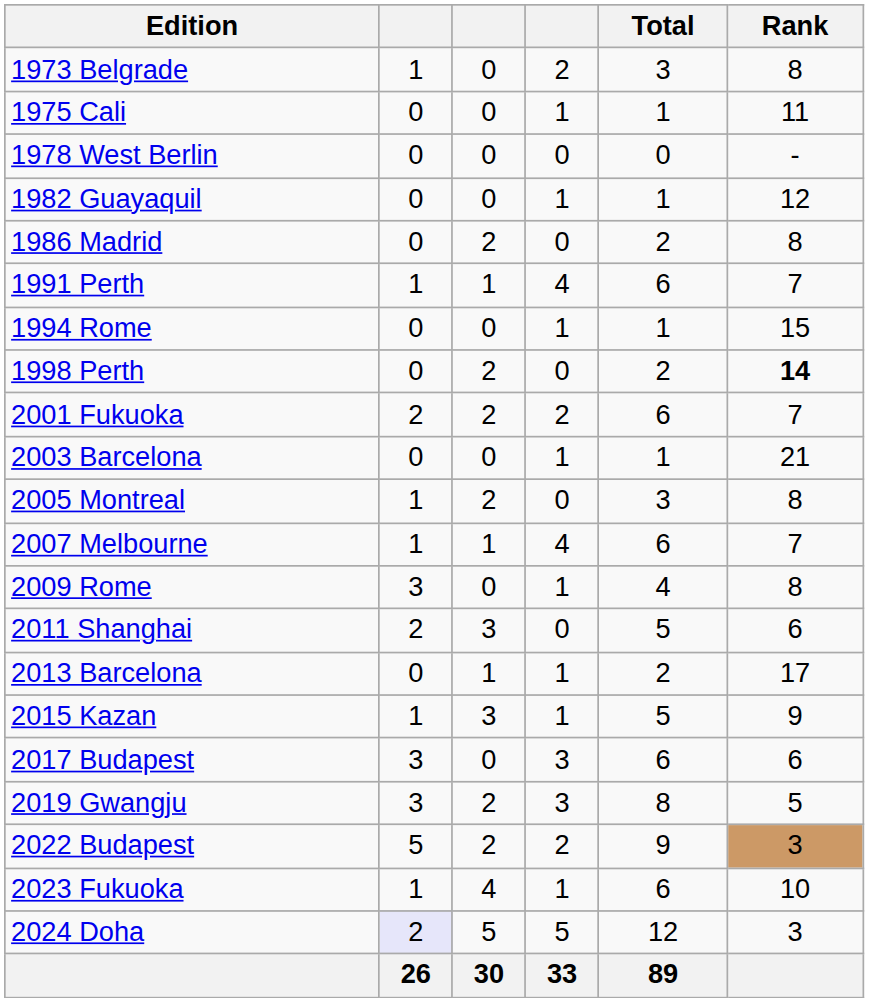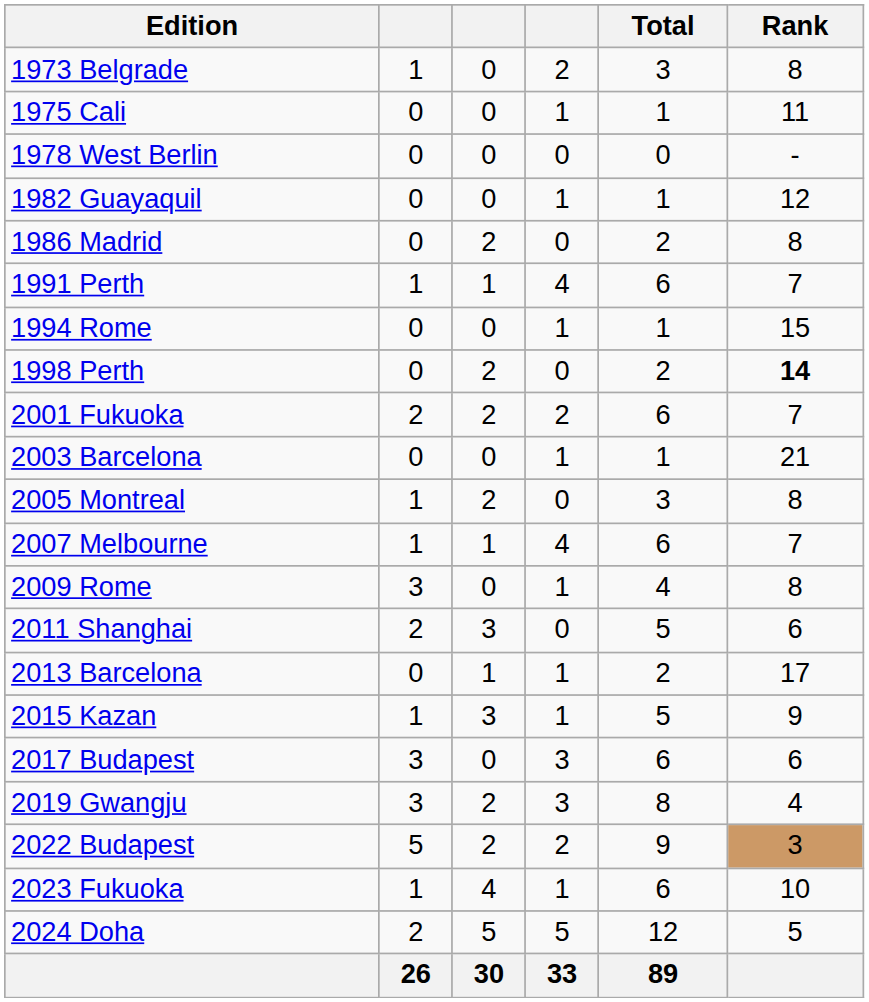(795, 802) 5 -> (795, 802) 4
(416, 931) lavender background -> (416, 931) no background
(795, 931) 3 -> (795, 931) 5
